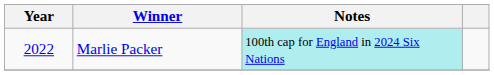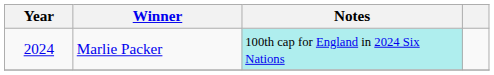(39, 49) 2022 -> (39, 49) 2024
